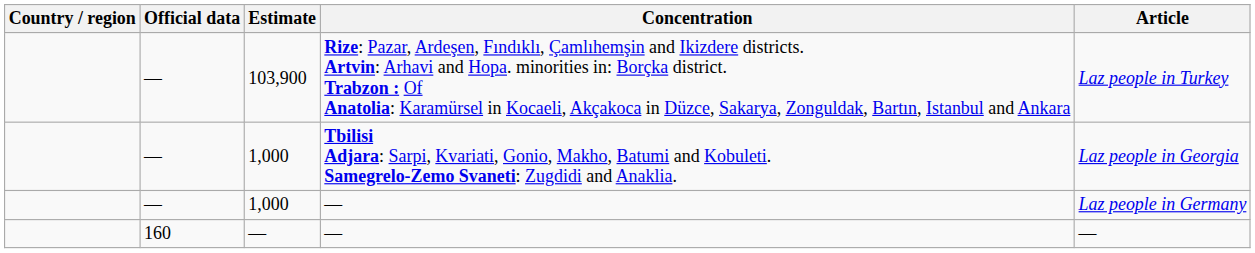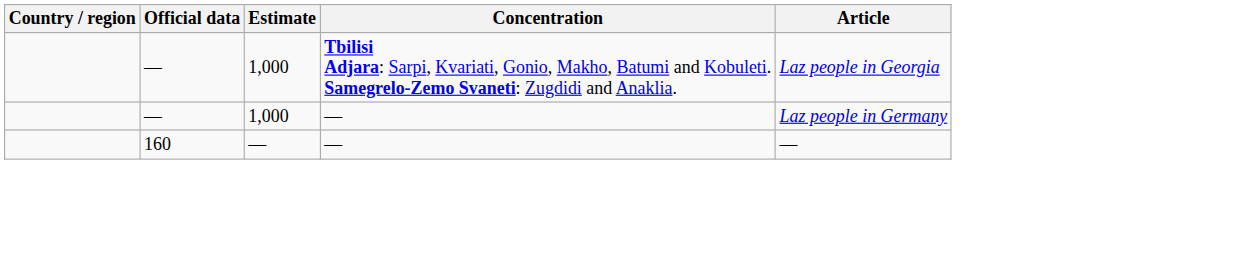- row: (277, 77)
